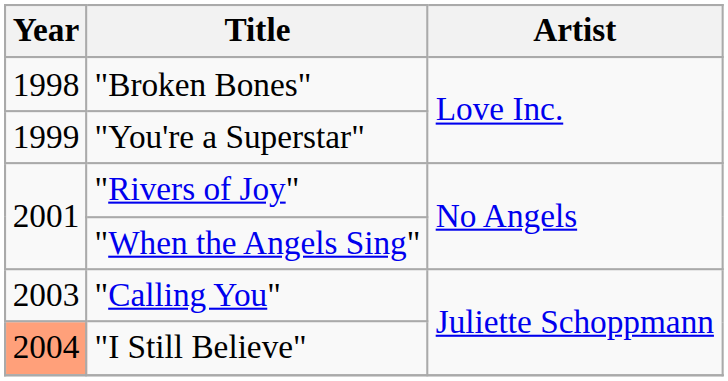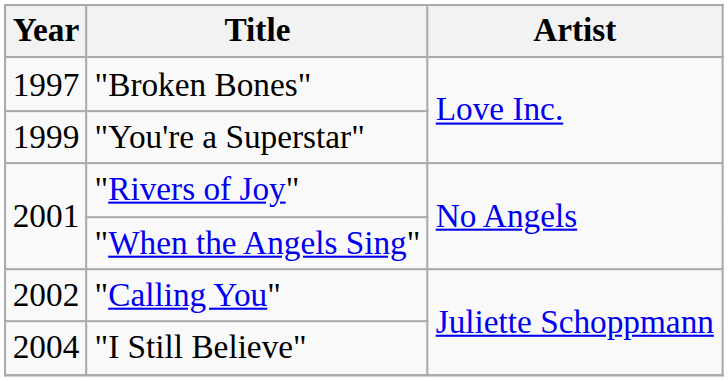(46, 83) 1998 -> (46, 83) 1997
(46, 294) 2003 -> (46, 294) 2002
(46, 347) lightsalmon background -> (46, 347) no background
